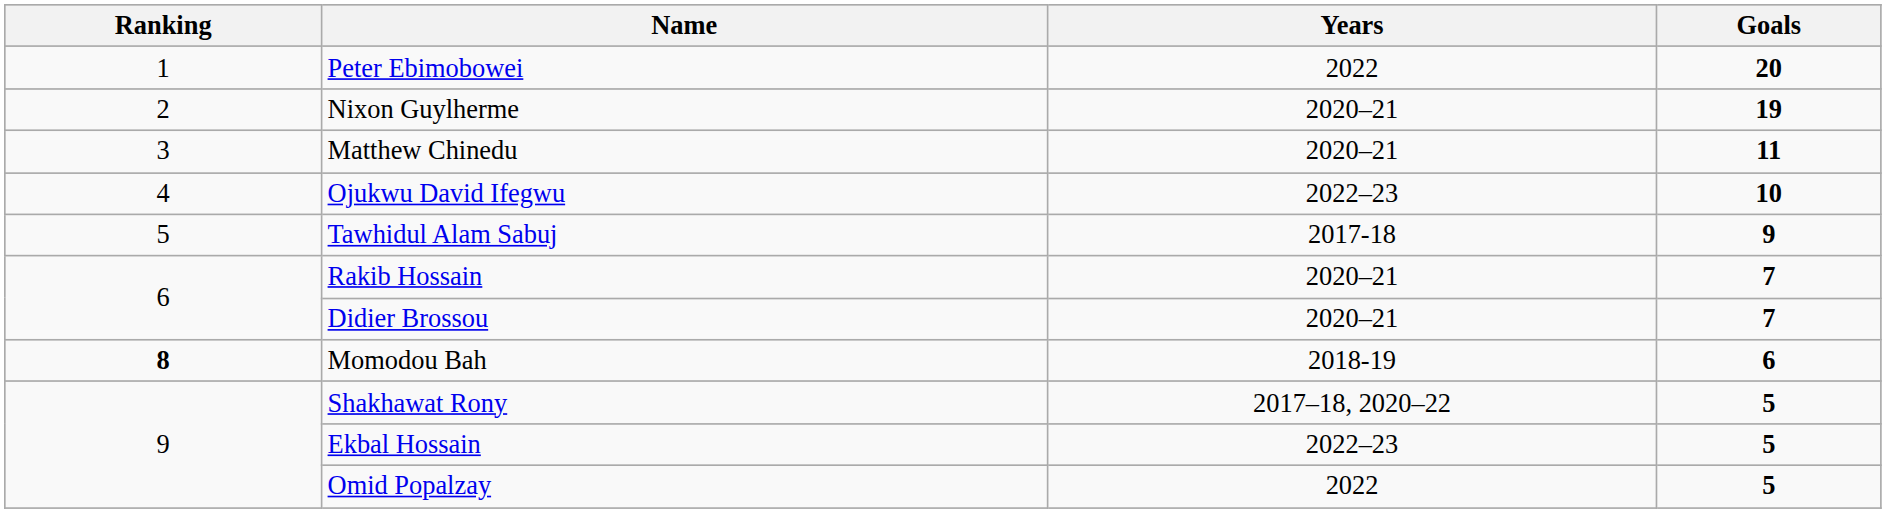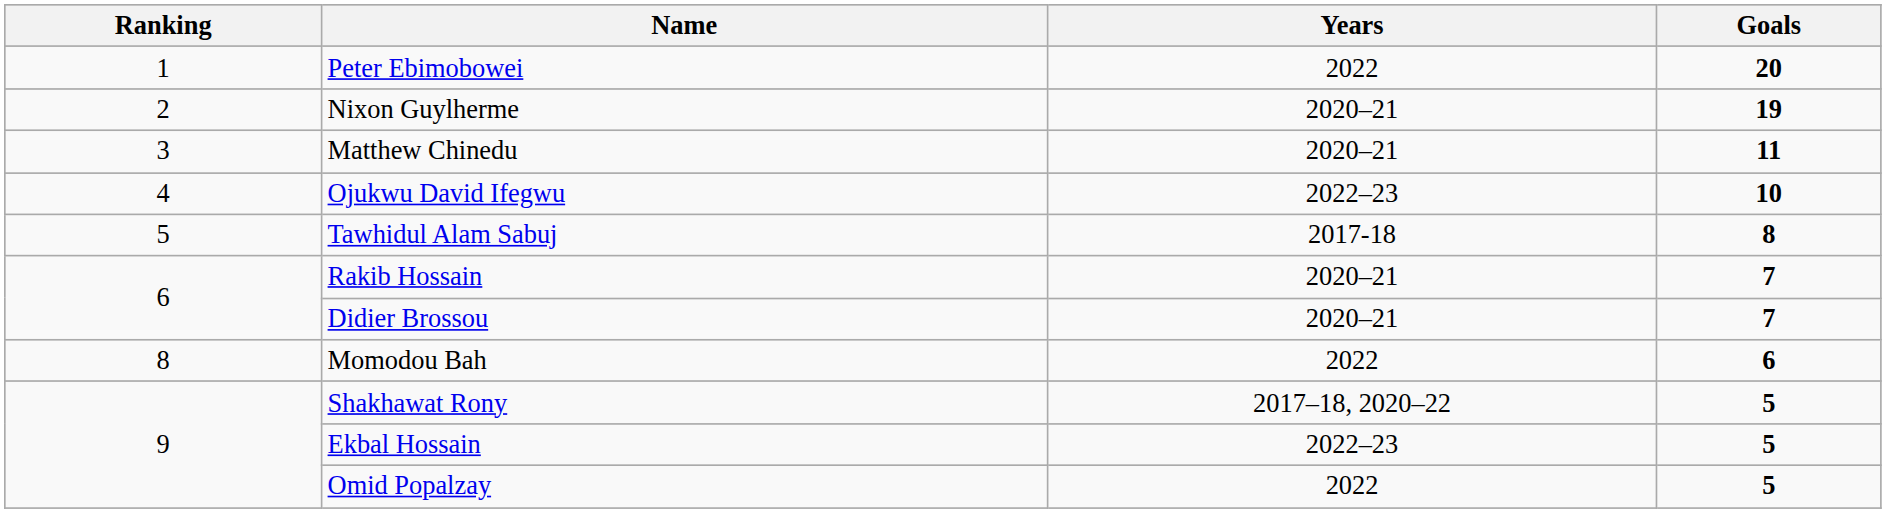(1769, 234) 9 -> (1769, 234) 8
(163, 360) bold -> (163, 360) normal
(1352, 360) 2018-19 -> (1352, 360) 2022
